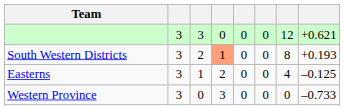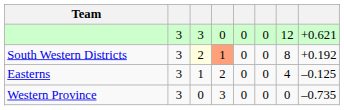(201, 54) no background -> (201, 54) lightyellow background
(319, 54) +0.193 -> (319, 54) +0.192
(319, 94) –0.733 -> (319, 94) –0.735
